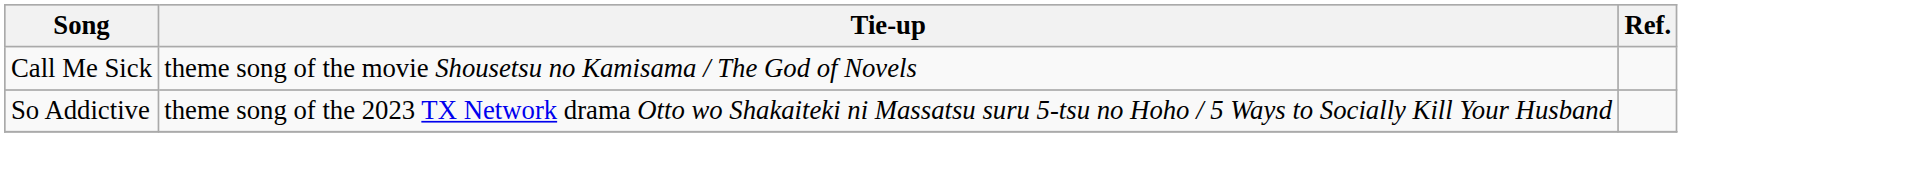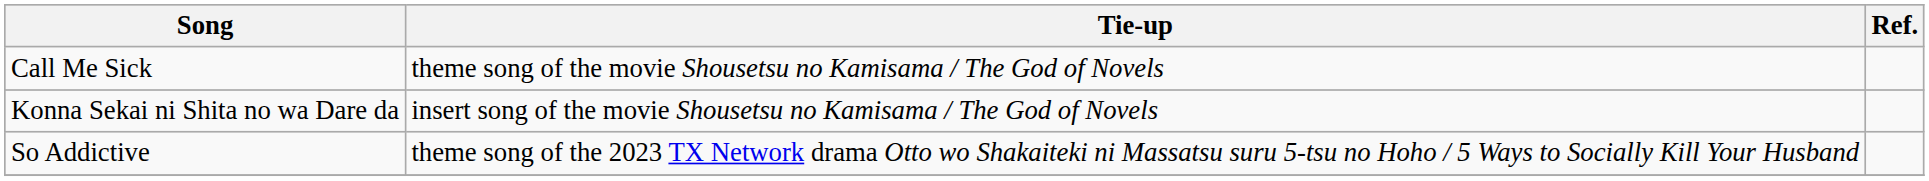+ row: (205, 110)
